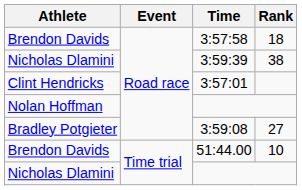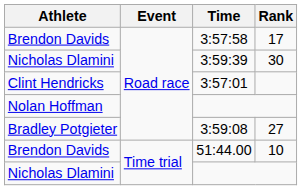(276, 39) 18 -> (276, 39) 17
(276, 61) 38 -> (276, 61) 30
